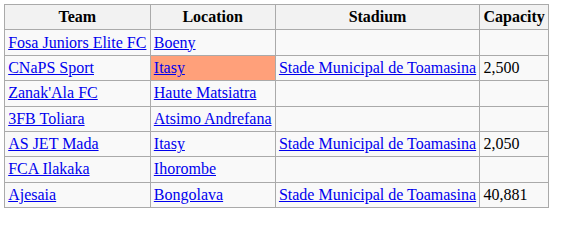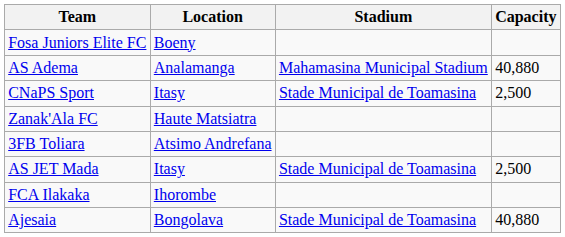+ row: (43, 67)
(169, 67) lightsalmon background -> (169, 93) no background
(502, 144) 2,050 -> (513, 169) 2,500
(506, 194) 40,881 -> (517, 220) 40,880
